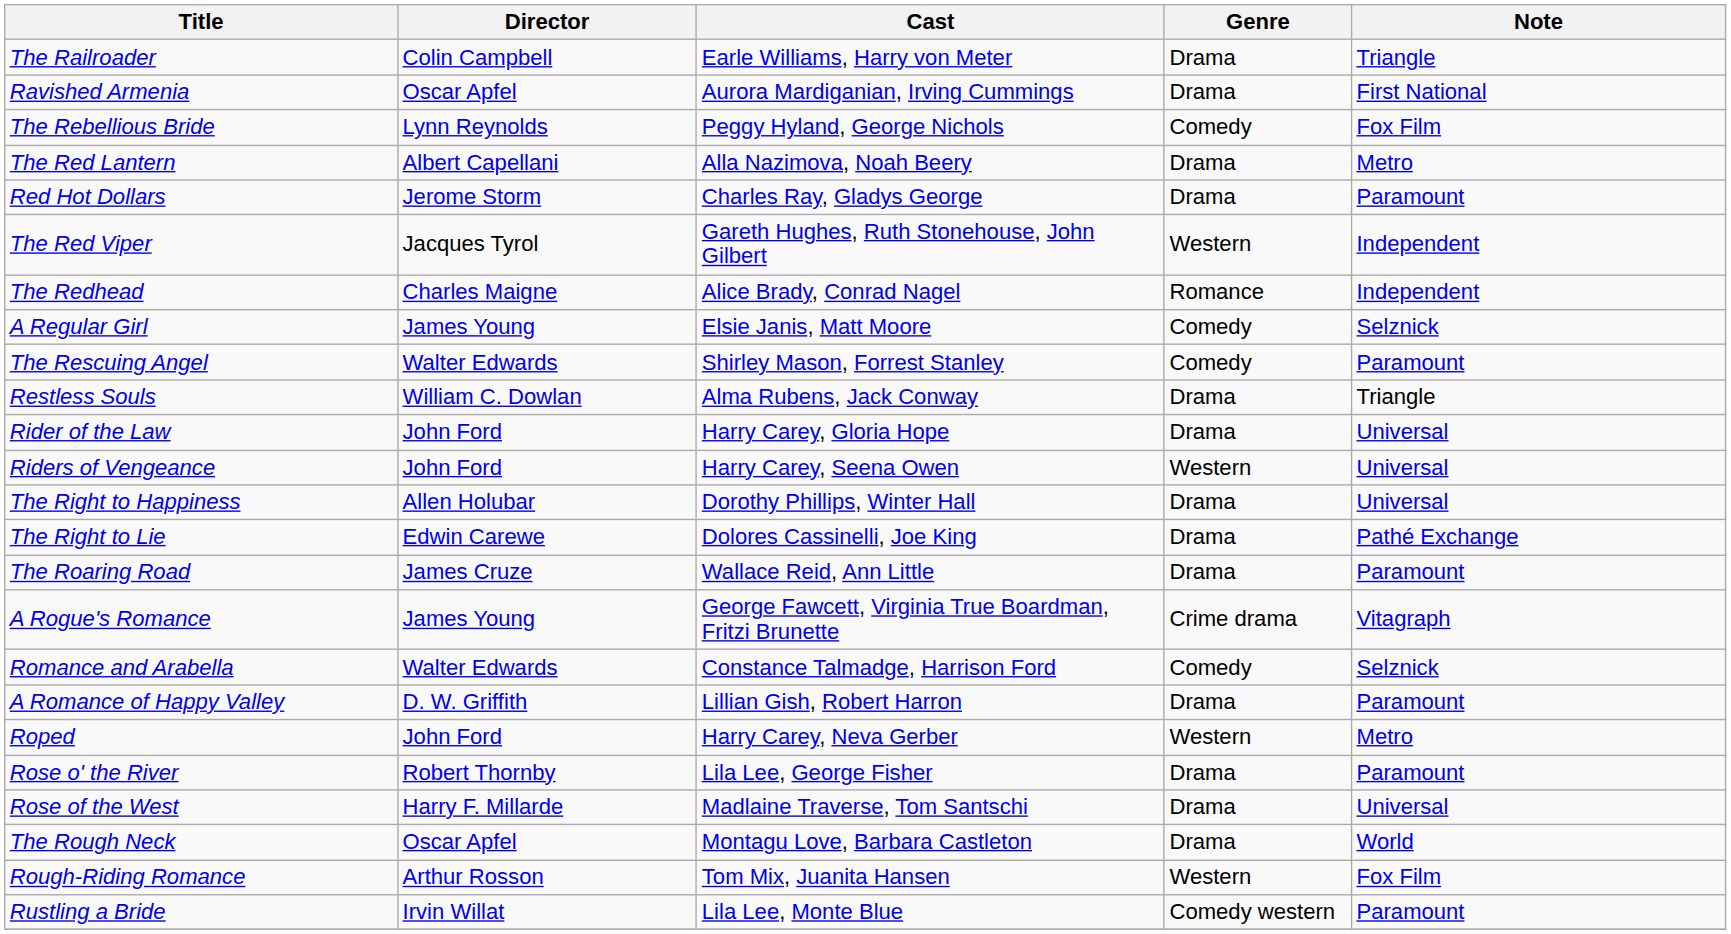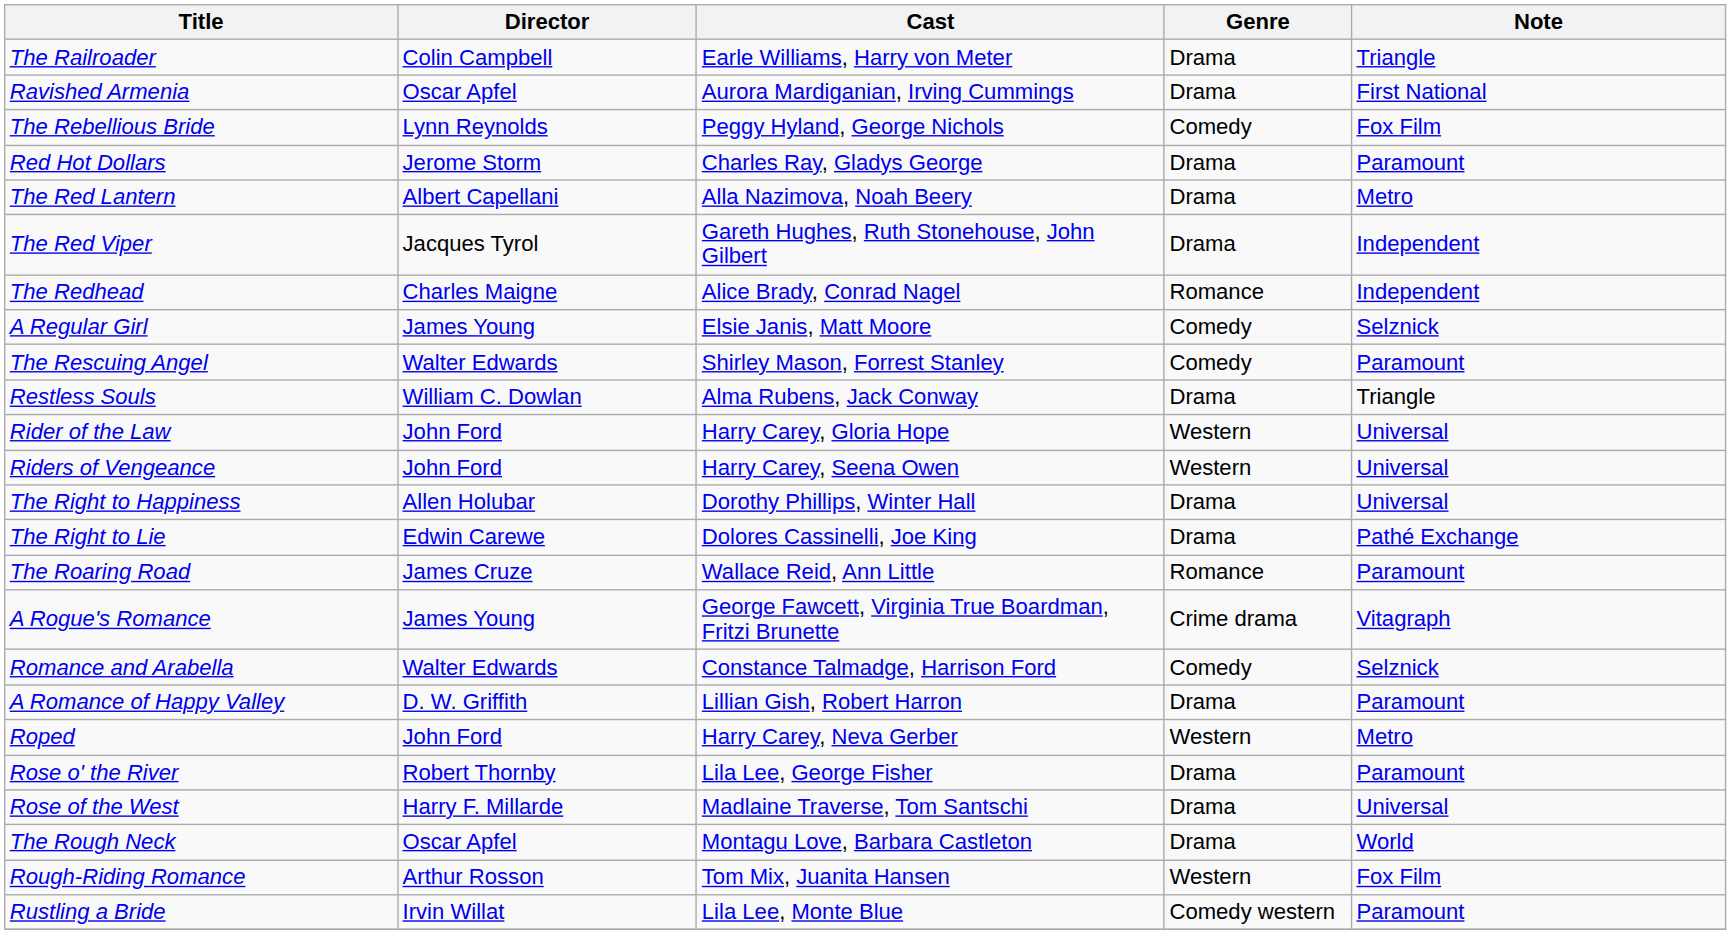rows swapped: (88, 197) <-> (93, 162)
(1210, 244) Western -> (1203, 244) Drama
(1203, 432) Drama -> (1210, 432) Western
(1203, 572) Drama -> (1217, 572) Romance
